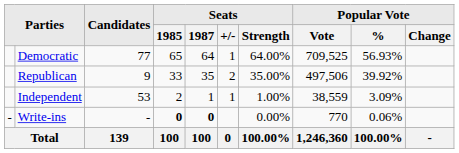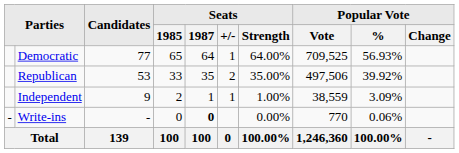(147, 76) 9 -> (144, 76) 53
(144, 96) 53 -> (147, 96) 9
(179, 117) bold -> (179, 117) normal
